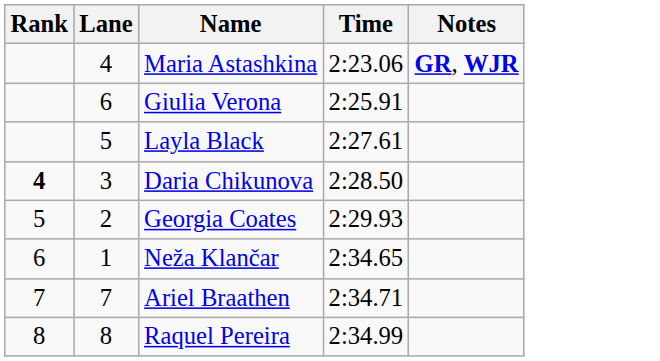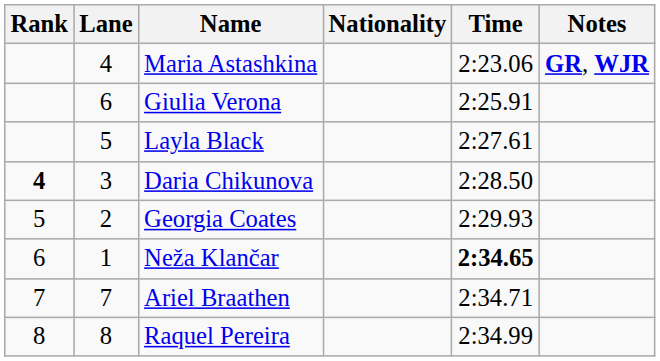+ column: (387, 24)
(366, 258) normal -> (496, 258) bold
